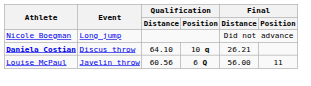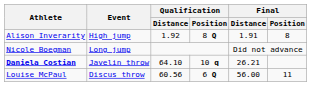+ row: (46, 36)
(107, 49) Discus throw -> (119, 62) Javelin throw
(110, 62) Javelin throw -> (117, 75) Discus throw
